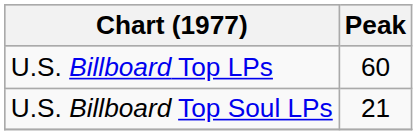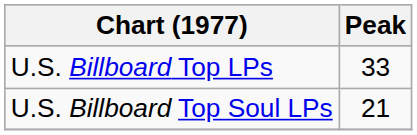(375, 66) 60 -> (375, 66) 33
